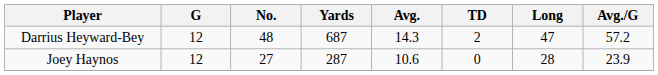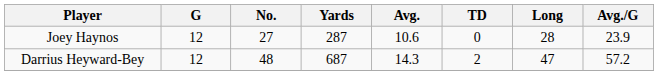rows swapped: (83, 37) <-> (83, 59)
